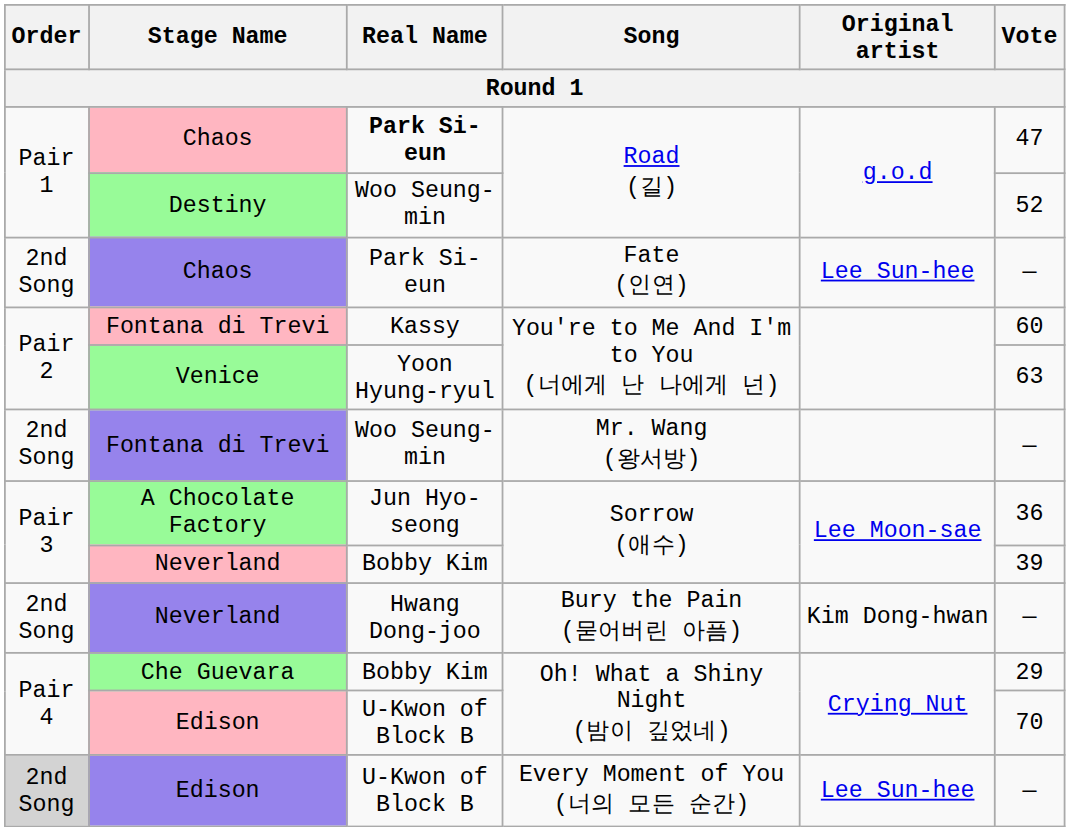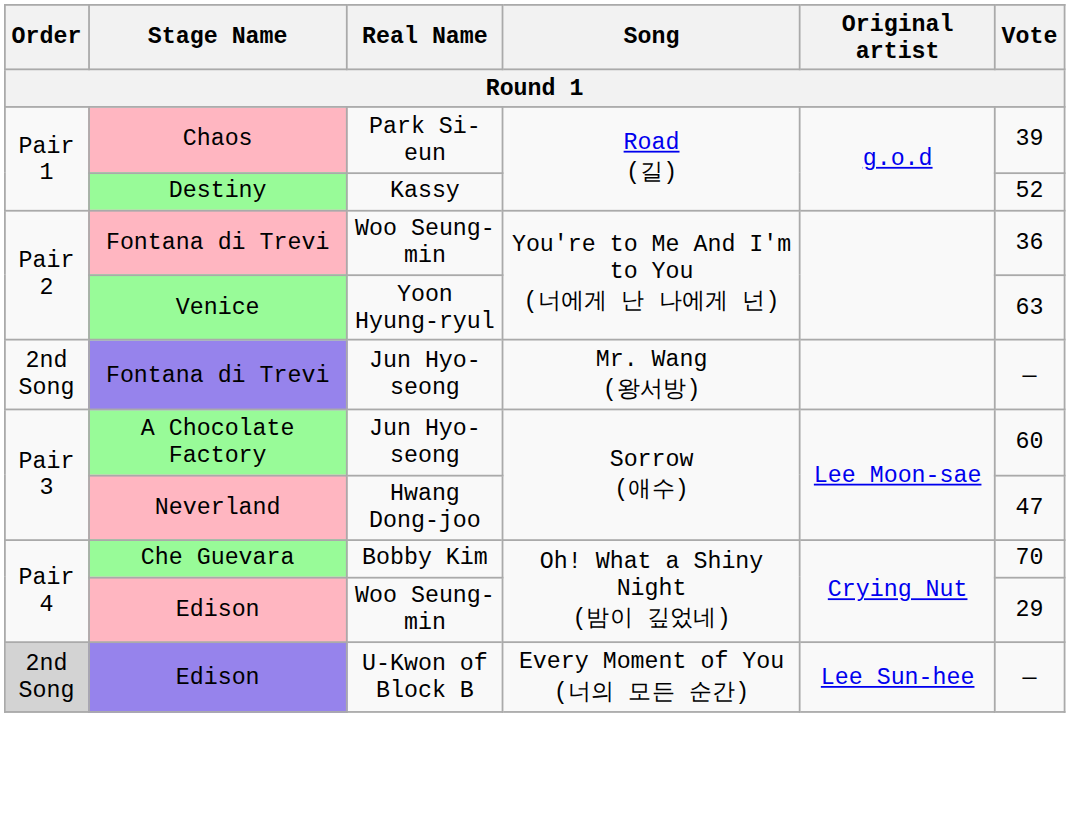(425, 140) bold -> (425, 140) normal
(1029, 140) 47 -> (1029, 140) 39
(425, 205) Woo Seung-min -> (425, 191) Kassy
- row: (218, 272)
(425, 326) Kassy -> (425, 243) Woo Seung-min
(1029, 326) 60 -> (1029, 243) 36
(425, 445) Woo Seung-min -> (425, 375) Jun Hyo-seong
(1029, 513) 36 -> (1029, 442) 60
(425, 564) Bobby Kim -> (425, 507) Hwang Dong-joo
(1029, 564) 39 -> (1029, 507) 47
- row: (218, 618)
(1029, 672) 29 -> (1029, 559) 70
(425, 723) U-Kwon of Block B -> (425, 610) Woo Seung-min
(1029, 723) 70 -> (1029, 610) 29
